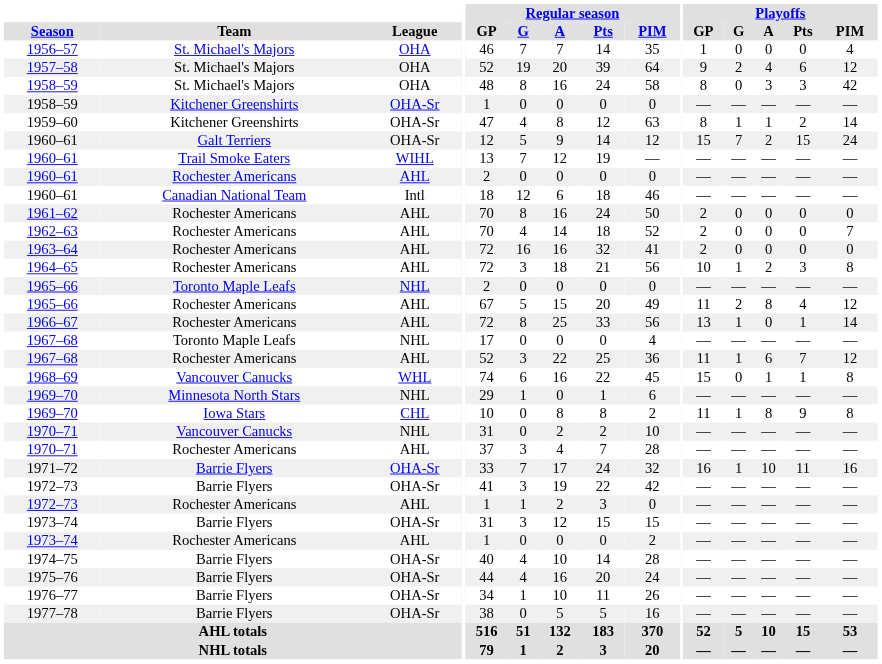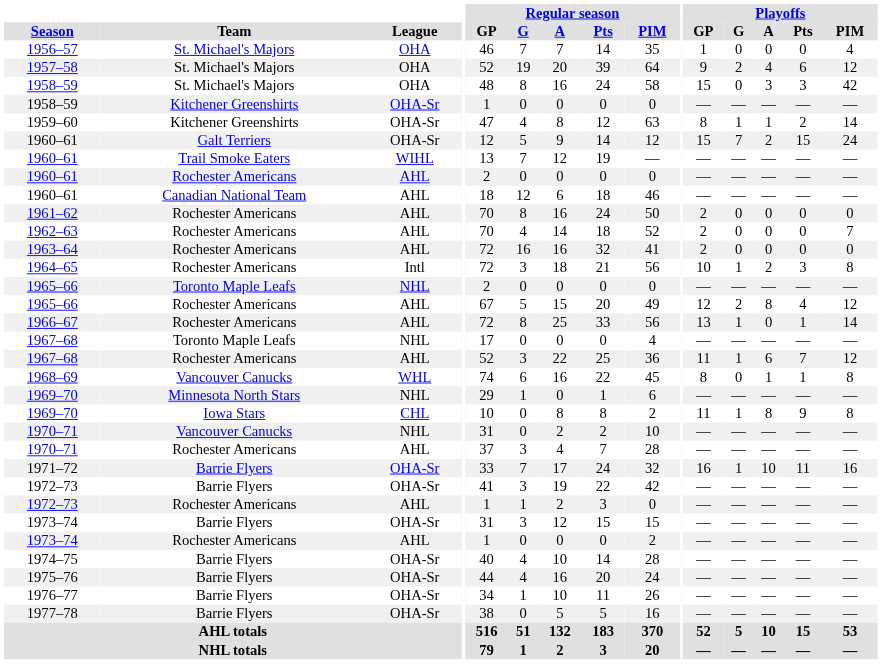(703, 85) 8 -> (703, 85) 15
(415, 195) Intl -> (415, 195) AHL
(415, 267) AHL -> (415, 267) Intl
(703, 304) 11 -> (703, 304) 12
(703, 377) 15 -> (703, 377) 8
